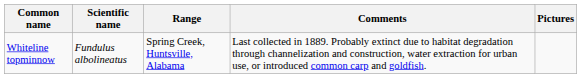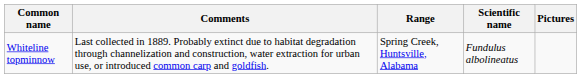columns swapped: (108, 18) <-> (382, 18)
